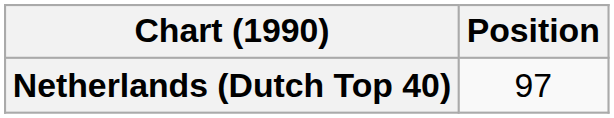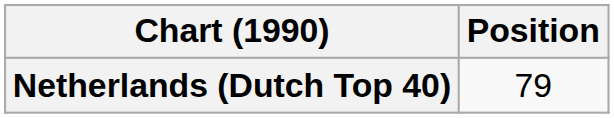(533, 84) 97 -> (533, 84) 79
